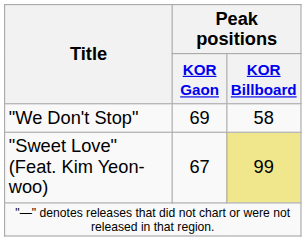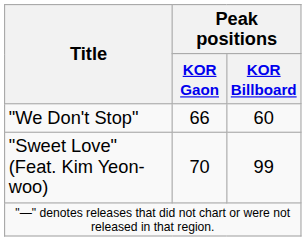(200, 117) 69 -> (200, 117) 66
(264, 117) 58 -> (264, 117) 60
(200, 167) 67 -> (200, 167) 70
(264, 167) khaki background -> (264, 167) no background
